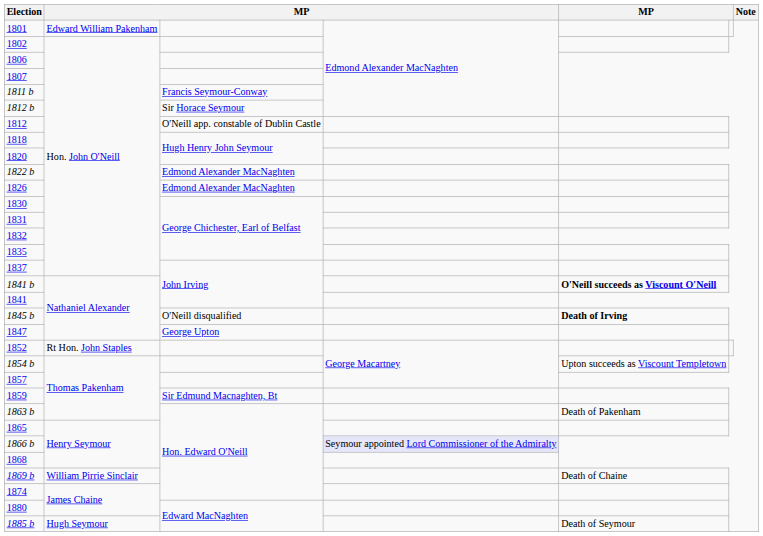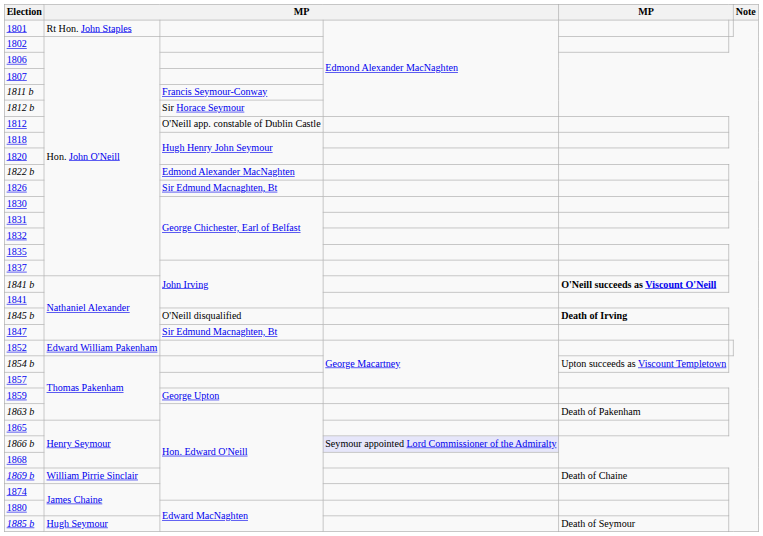(102, 28) Edward William Pakenham -> (89, 28) Rt Hon. John Staples
(228, 188) Edmond Alexander MacNaghten -> (220, 188) Sir Edmund Macnaghten, Bt
(191, 332) George Upton -> (220, 332) Sir Edmund Macnaghten, Bt
(89, 348) Rt Hon. John Staples -> (102, 348) Edward William Pakenham
(220, 396) Sir Edmund Macnaghten, Bt -> (191, 396) George Upton
